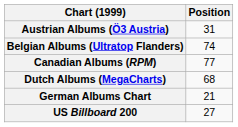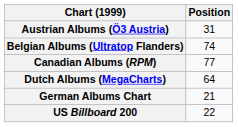(209, 79) 68 -> (209, 79) 64
(209, 113) 27 -> (209, 113) 22
